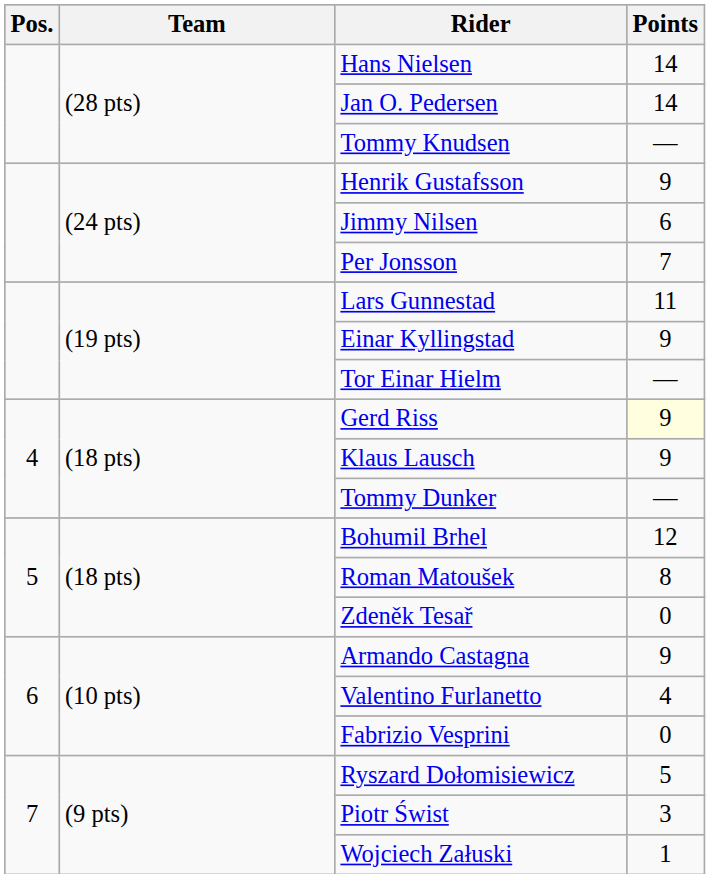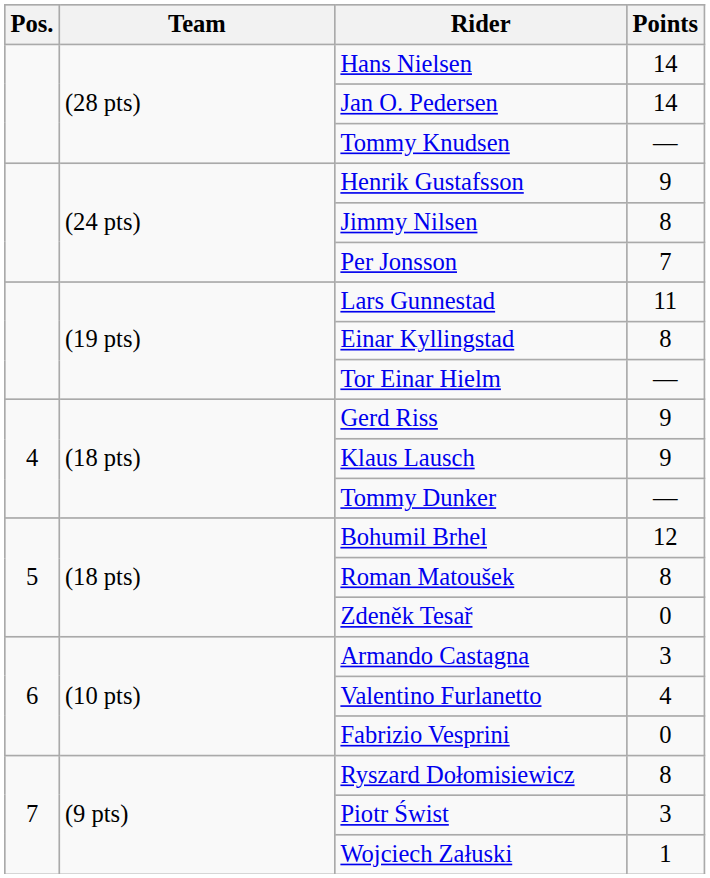(665, 221) 6 -> (665, 221) 8
(665, 340) 9 -> (665, 340) 8
(665, 419) lightyellow background -> (665, 419) no background
(665, 656) 9 -> (665, 656) 3
(665, 774) 5 -> (665, 774) 8
